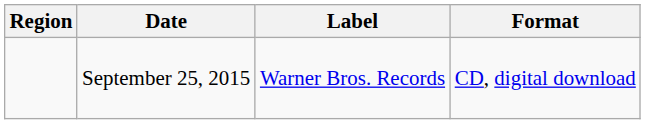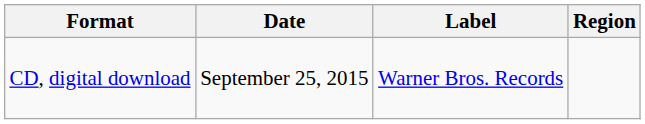columns swapped: (41, 21) <-> (545, 21)
